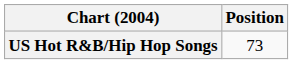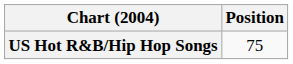(255, 44) 73 -> (255, 44) 75
